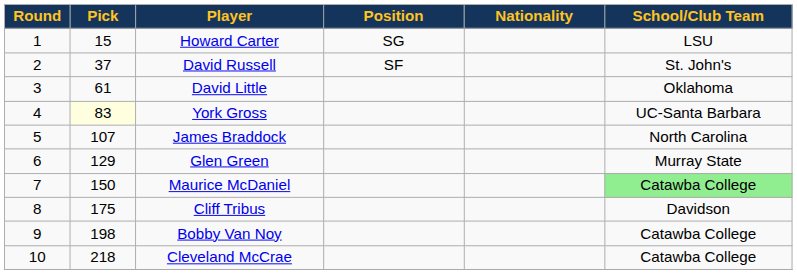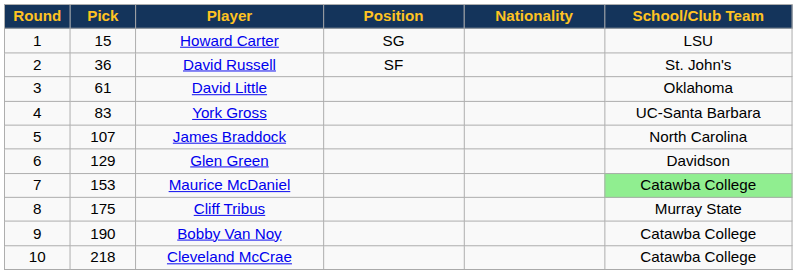(103, 64) 37 -> (103, 64) 36
(103, 112) lightyellow background -> (103, 112) no background
(698, 161) Murray State -> (698, 161) Davidson
(103, 185) 150 -> (103, 185) 153
(698, 209) Davidson -> (698, 209) Murray State
(103, 233) 198 -> (103, 233) 190
